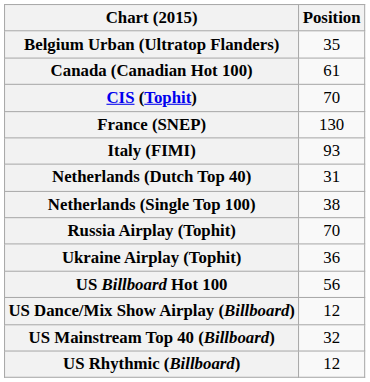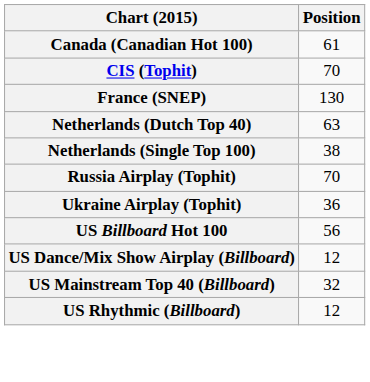- row: (152, 44)
- row: (152, 151)
(332, 177) 31 -> (332, 124) 63
